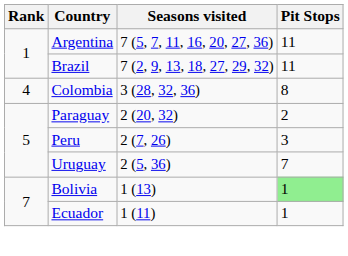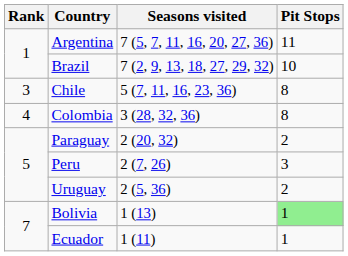(288, 66) 11 -> (288, 66) 10
+ row: (68, 90)
(285, 164) 7 -> (285, 189) 2
